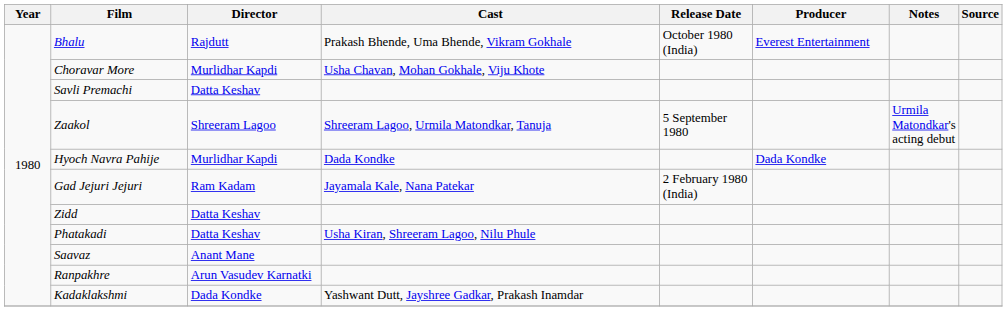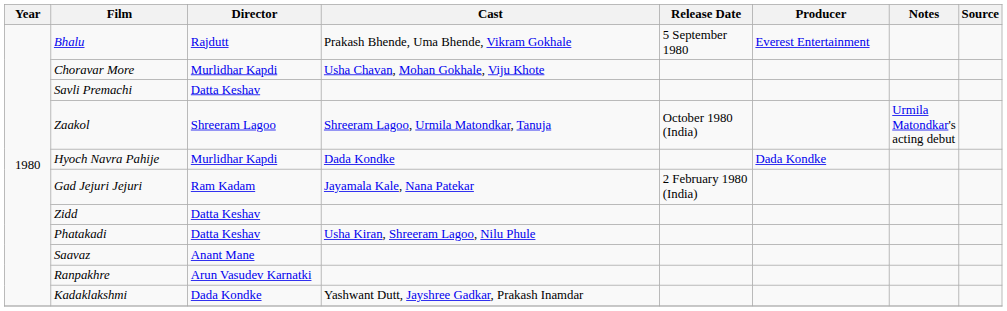(698, 42) October 1980 (India) -> (695, 42) 5 September 1980
(695, 124) 5 September 1980 -> (698, 124) October 1980 (India)
